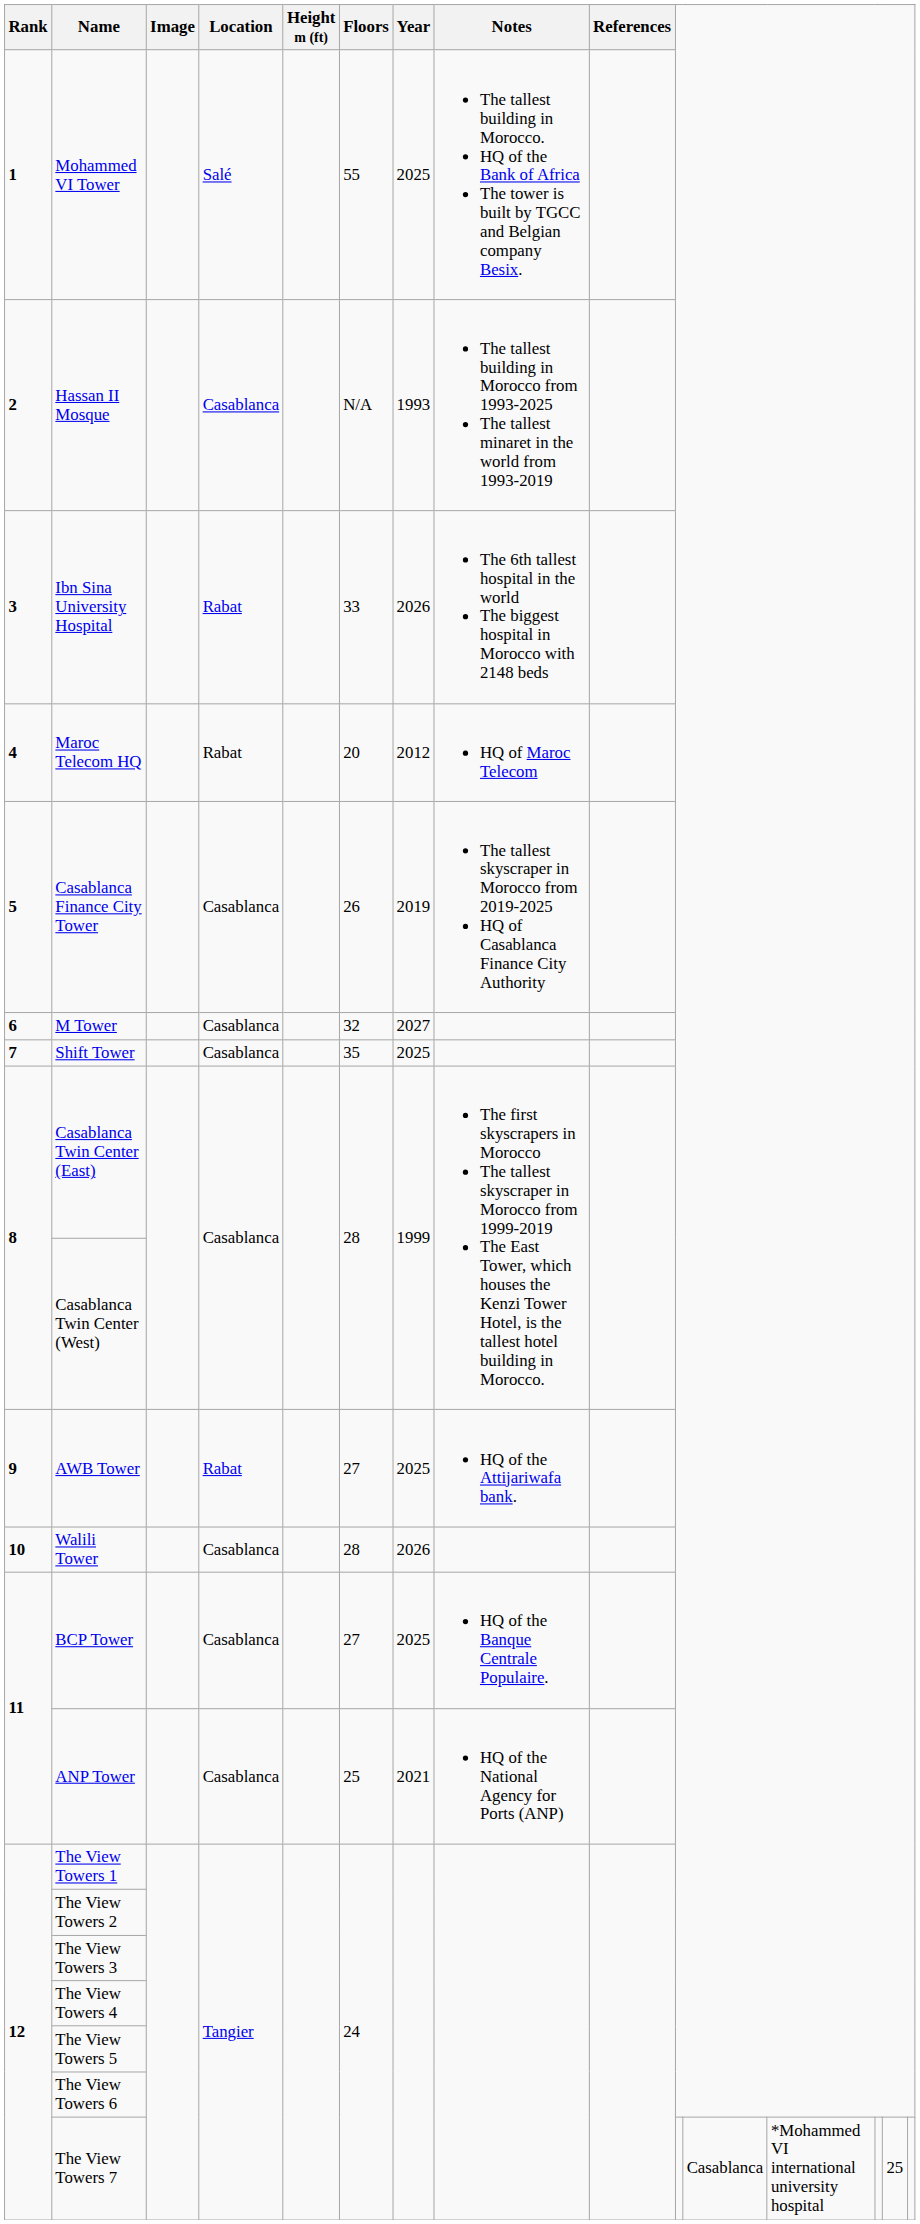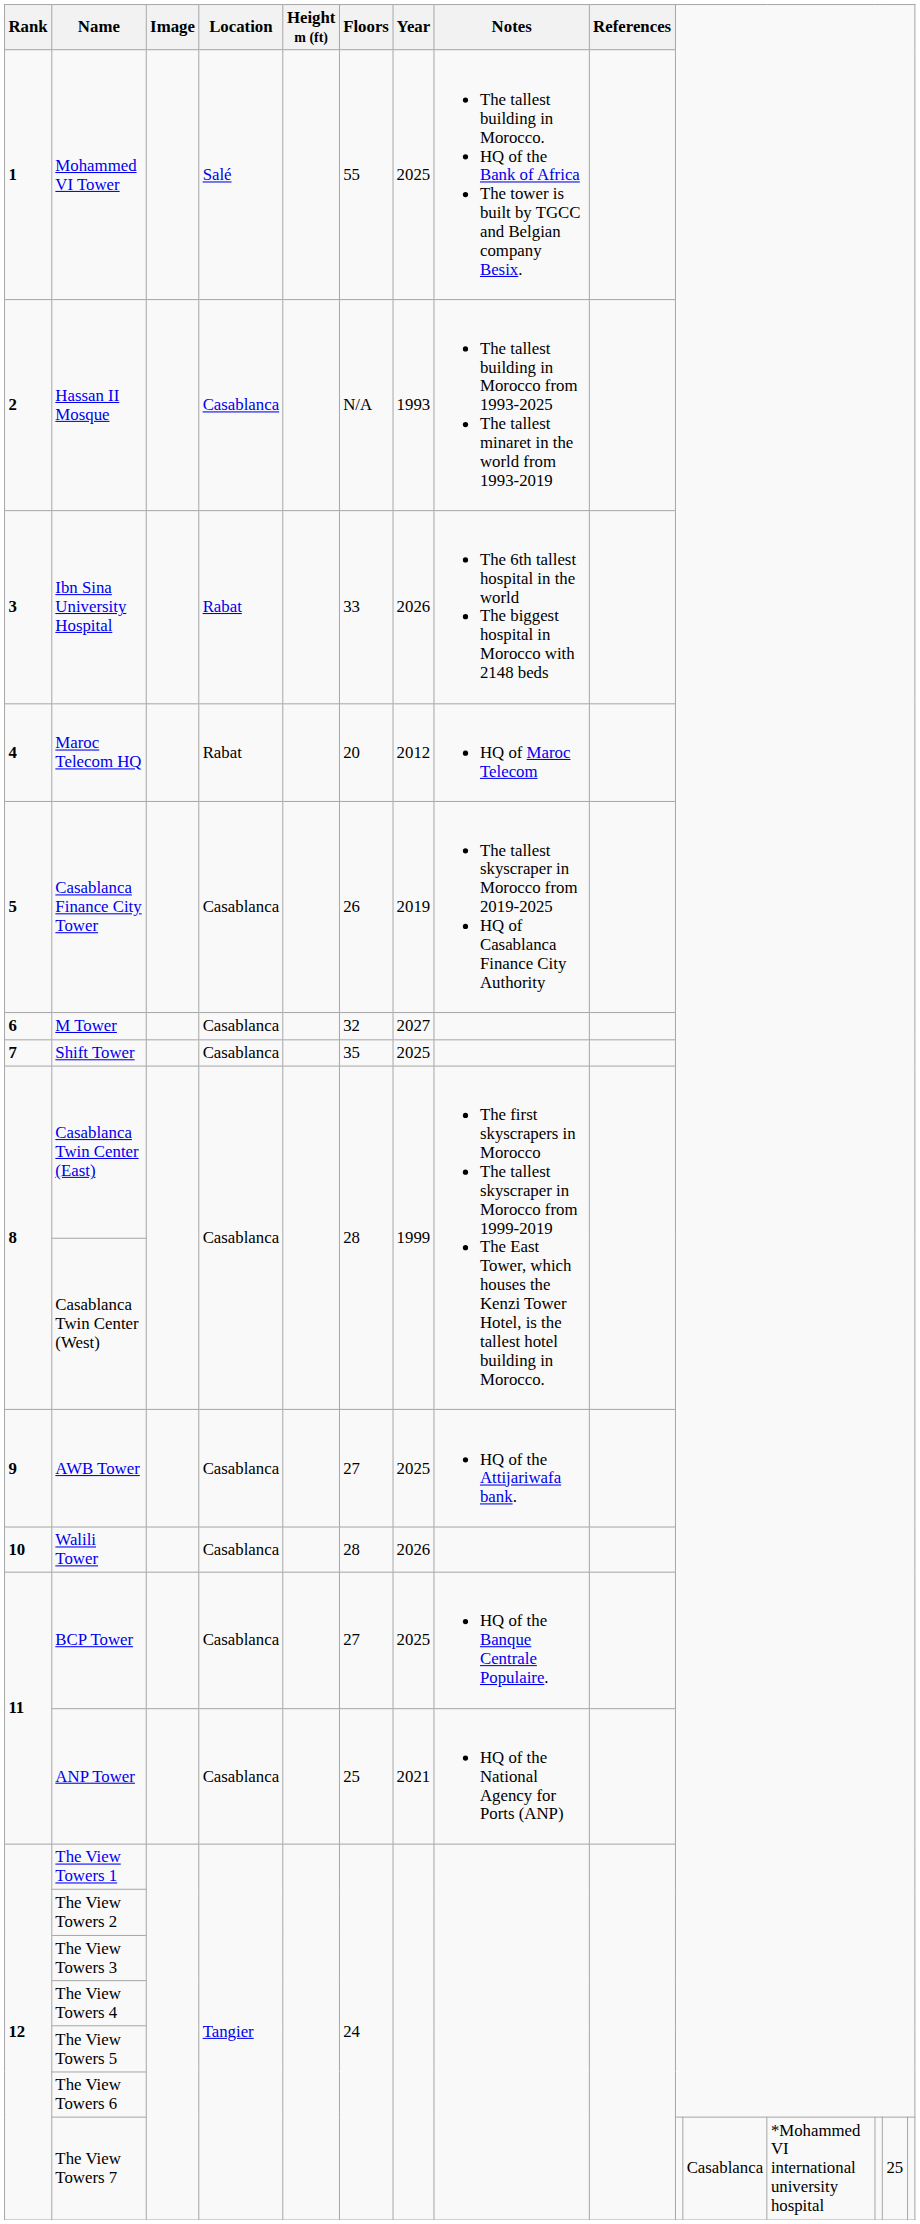(222, 1468) Rabat -> (241, 1468) Casablanca
